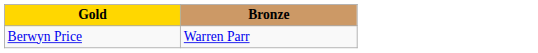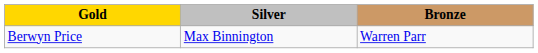+ column: (269, 15)
